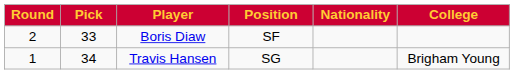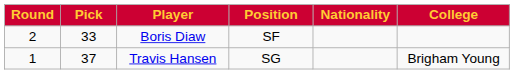(89, 58) 34 -> (89, 58) 37
